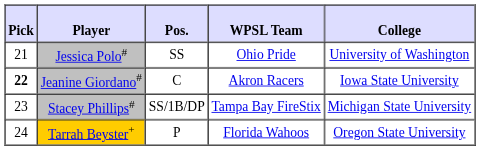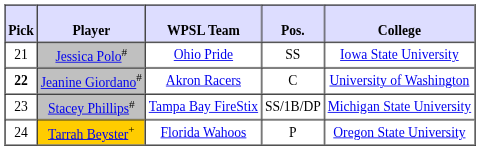columns swapped: (177, 31) <-> (266, 31)
(399, 55) University of Washington -> (399, 55) Iowa State University
(399, 80) Iowa State University -> (399, 80) University of Washington
